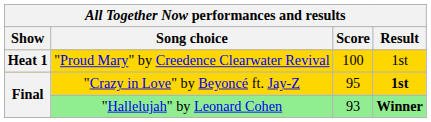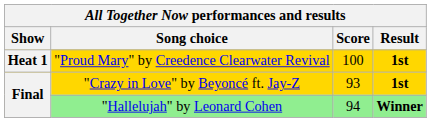(400, 60) normal -> (400, 60) bold
(353, 83) 95 -> (353, 83) 93
(353, 106) 93 -> (353, 106) 94
